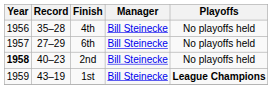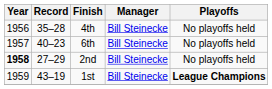(51, 44) 27–29 -> (51, 44) 40–23
(51, 60) 40–23 -> (51, 60) 27–29
